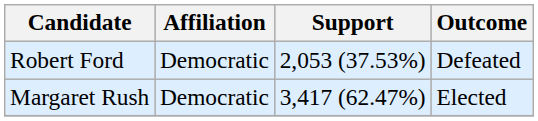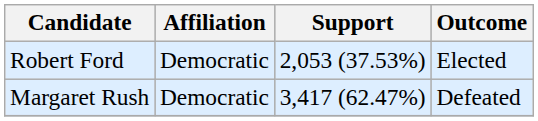(479, 60) Defeated -> (471, 60) Elected
(471, 97) Elected -> (479, 97) Defeated
